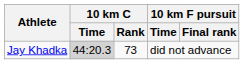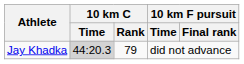(131, 50) 73 -> (131, 50) 79
